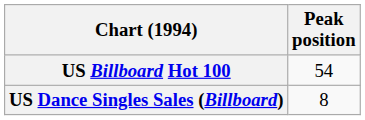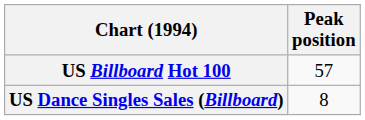(324, 70) 54 -> (324, 70) 57
